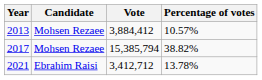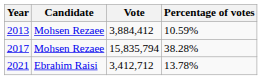(181, 30) 10.57% -> (181, 30) 10.59%
(134, 48) 15,385,794 -> (134, 48) 15,835,794
(181, 48) 38.82% -> (181, 48) 38.28%
